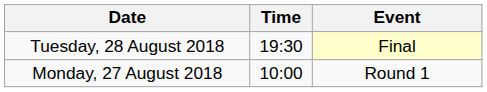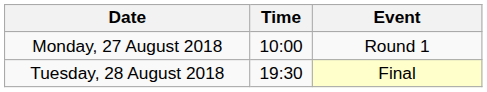rows swapped: (127, 73) <-> (127, 45)
